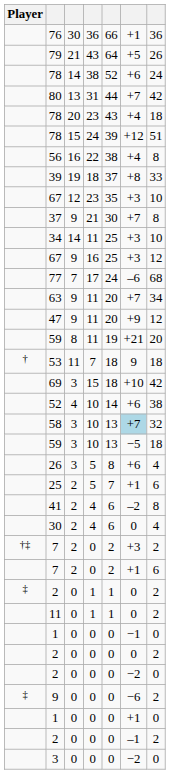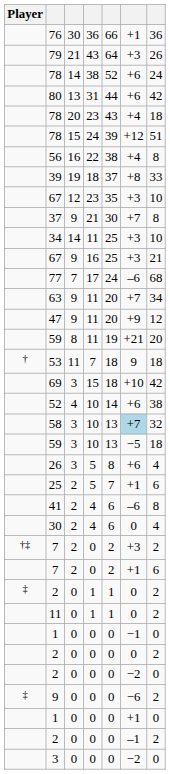(134, 55) +5 -> (134, 55) +3
(134, 95) +7 -> (134, 95) +6
(156, 258) 12 -> (156, 258) 21
(134, 505) –2 -> (134, 505) –6
